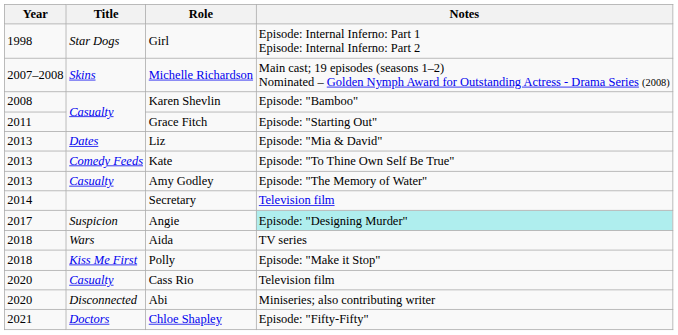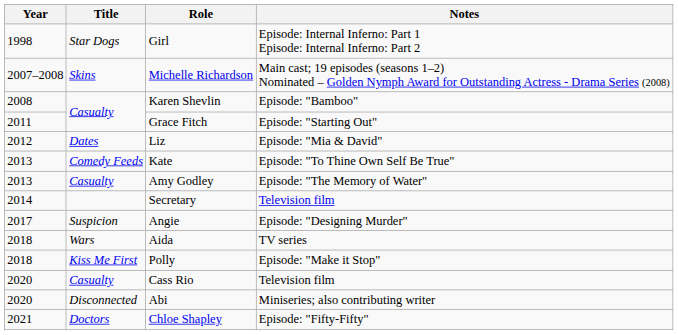(20, 141) 2013 -> (20, 141) 2012
(333, 220) paleturquoise background -> (333, 220) no background
